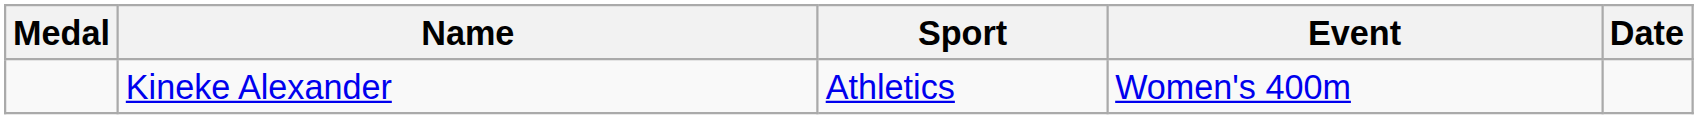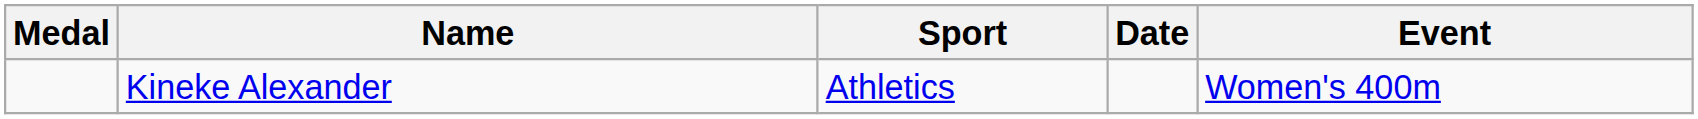columns swapped: (1355, 32) <-> (1647, 32)
